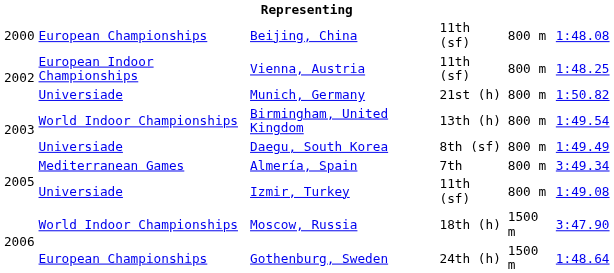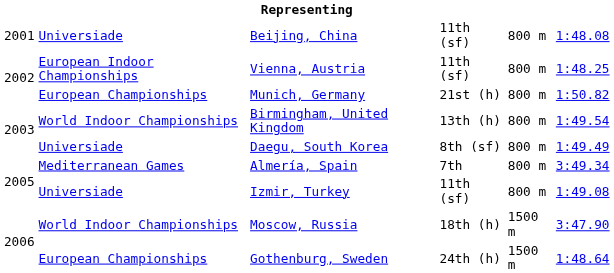(19, 35) 2000 -> (19, 35) 2001
(123, 35) European Championships -> (81, 35) Universiade
(81, 95) Universiade -> (123, 95) European Championships
